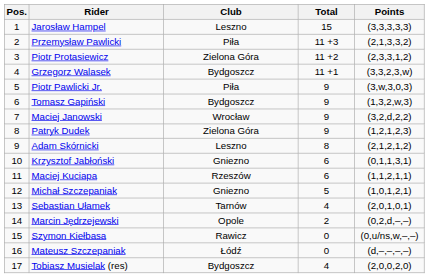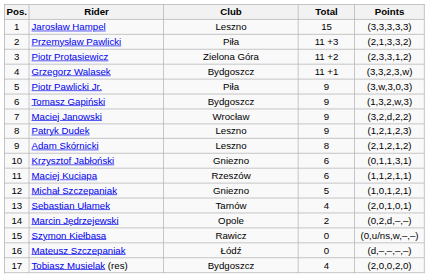(231, 131) Zielona Góra -> (231, 131) Leszno
